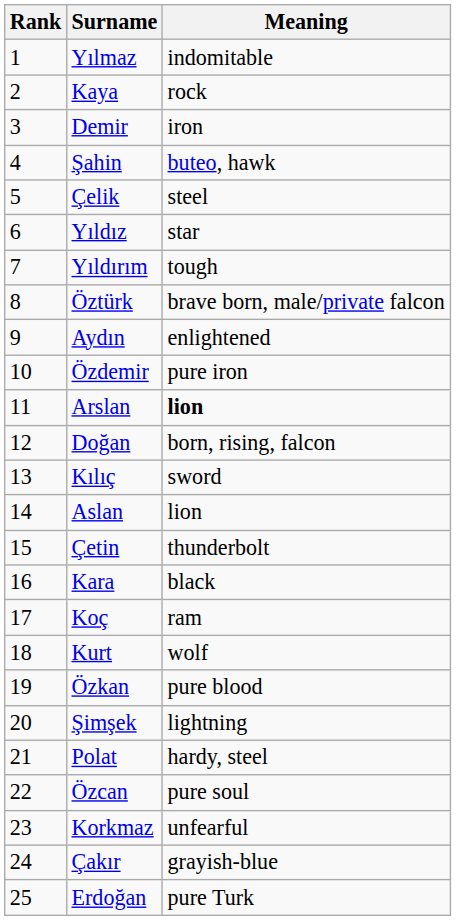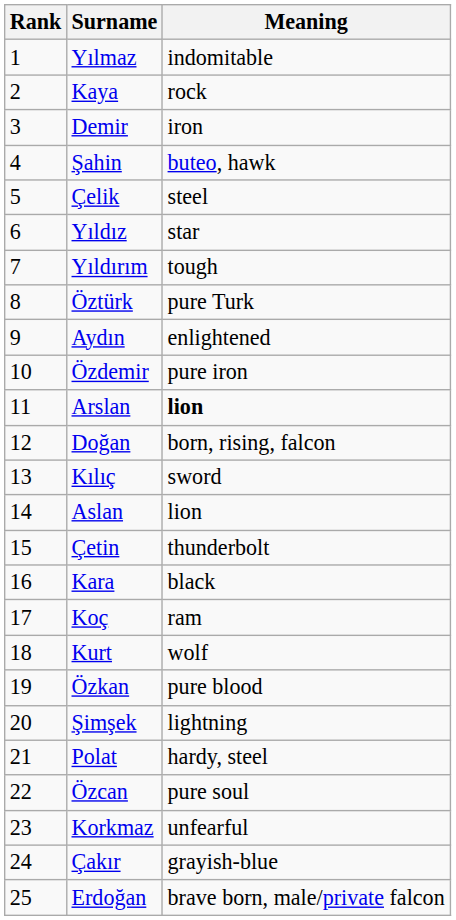(306, 302) brave born, male/private falcon -> (211, 302) pure Turk
(211, 897) pure Turk -> (306, 897) brave born, male/private falcon
